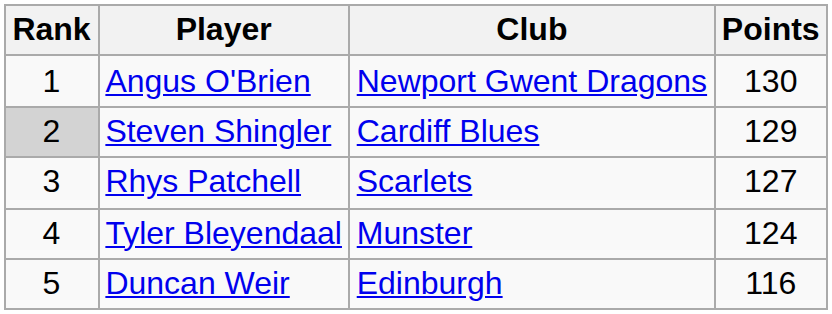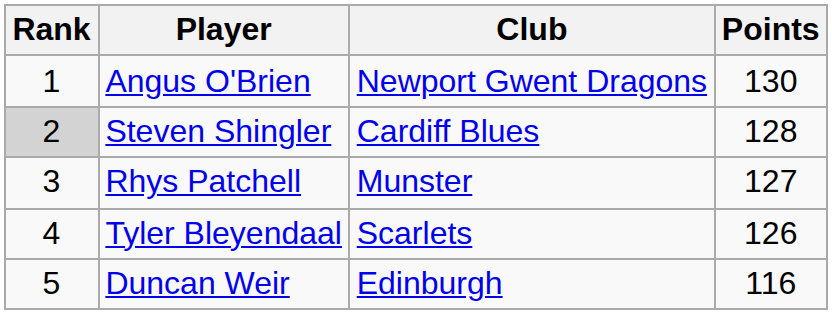(771, 131) 129 -> (771, 131) 128
(415, 182) Scarlets -> (415, 182) Munster
(415, 232) Munster -> (415, 232) Scarlets
(771, 232) 124 -> (771, 232) 126
